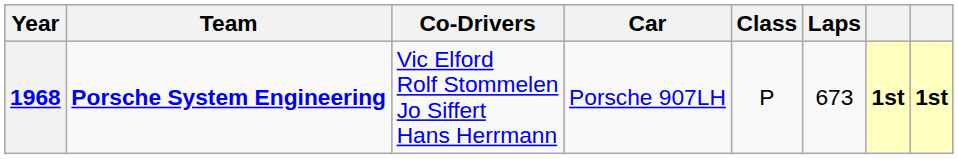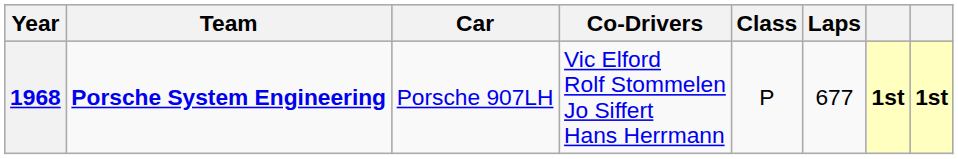columns swapped: (478, 23) <-> (647, 23)
(834, 97) 673 -> (834, 97) 677
